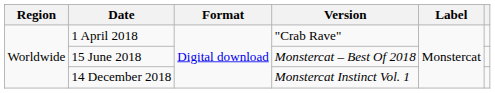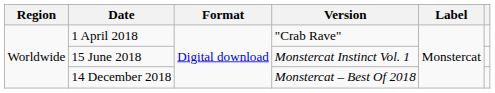(345, 56) Monstercat – Best Of 2018 -> (342, 56) Monstercat Instinct Vol. 1
(342, 77) Monstercat Instinct Vol. 1 -> (345, 77) Monstercat – Best Of 2018
